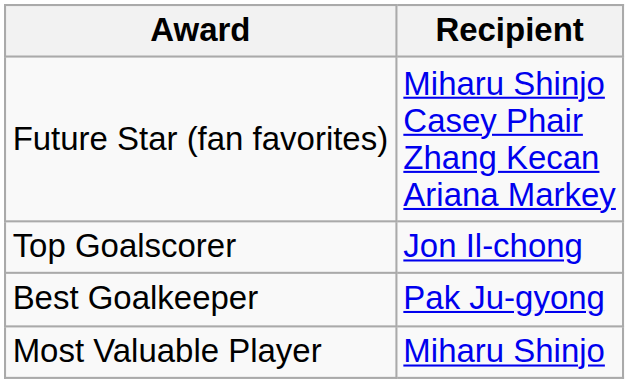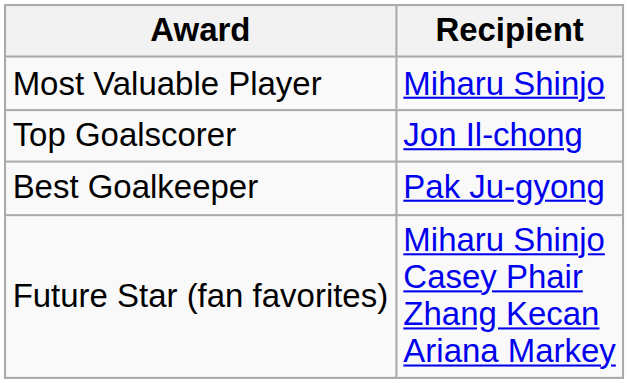rows swapped: (167, 350) <-> (200, 138)
